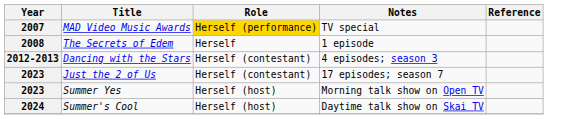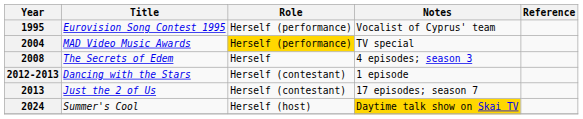+ row: (144, 28)
(33, 28) 2007 -> (33, 44) 2004
(348, 44) 1 episode -> (414, 59) 4 episodes; season 3
(380, 59) 4 episodes; season 3 -> (382, 75) 1 episode
(33, 75) 2023 -> (33, 91) 2013
- row: (92, 91)
(403, 106) no background -> (437, 106) gold background
